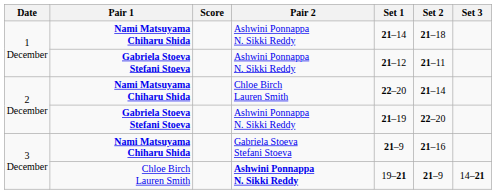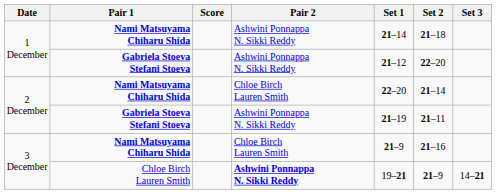(433, 63) 21–11 -> (433, 63) 22–20
(433, 119) 22–20 -> (433, 119) 21–11
(266, 147) Gabriela Stoeva Stefani Stoeva -> (261, 147) Chloe Birch Lauren Smith
